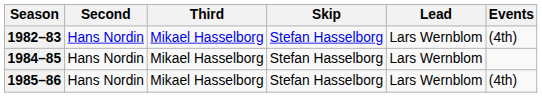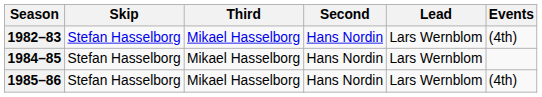columns swapped: (326, 15) <-> (106, 15)
